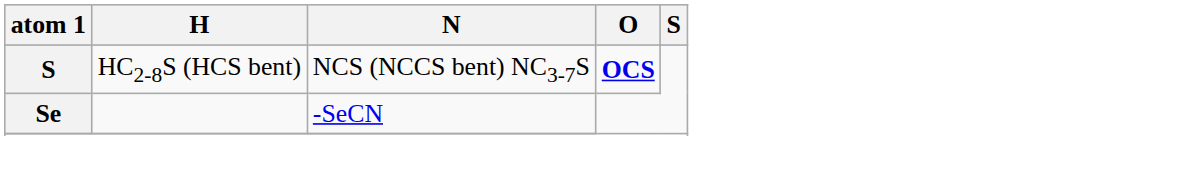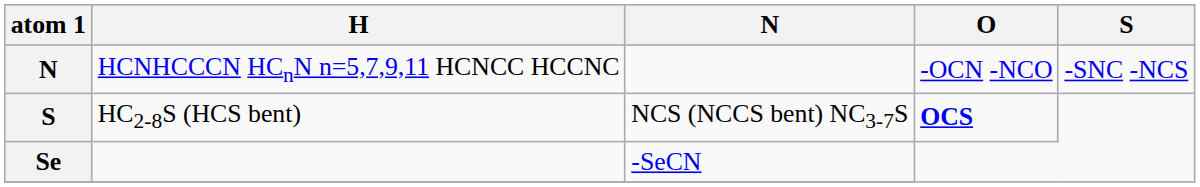+ row: (359, 69)
